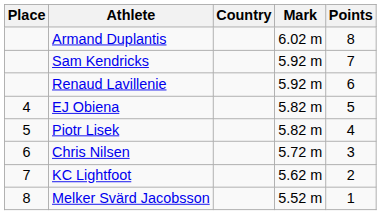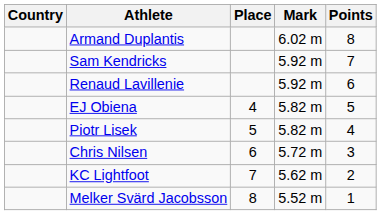columns swapped: (27, 15) <-> (244, 15)
